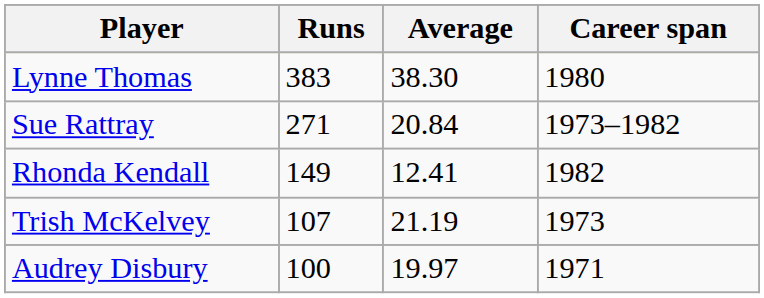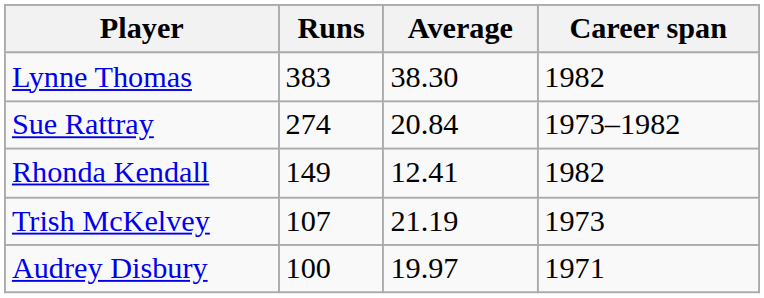(575, 76) 1980 -> (575, 76) 1982
(308, 124) 271 -> (308, 124) 274
